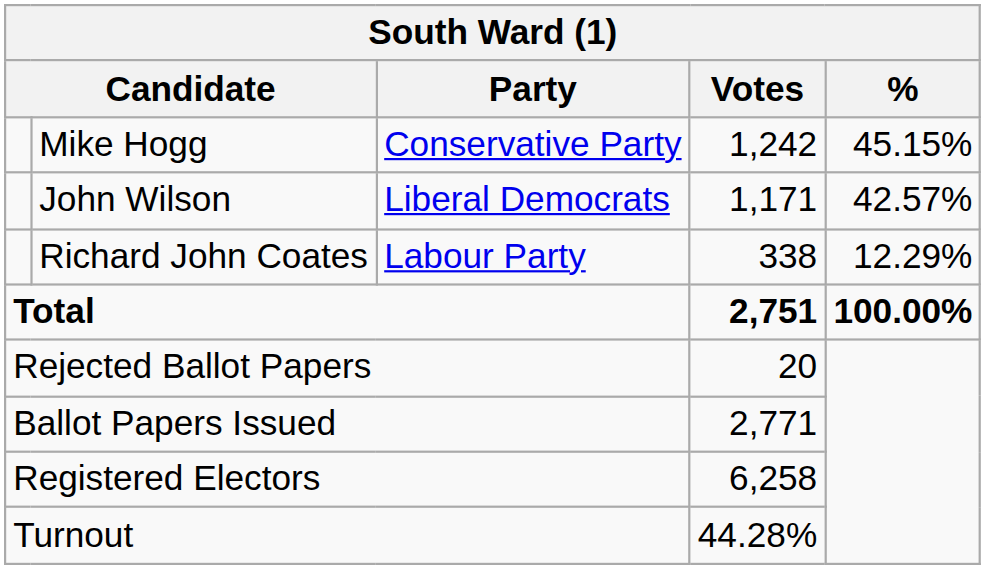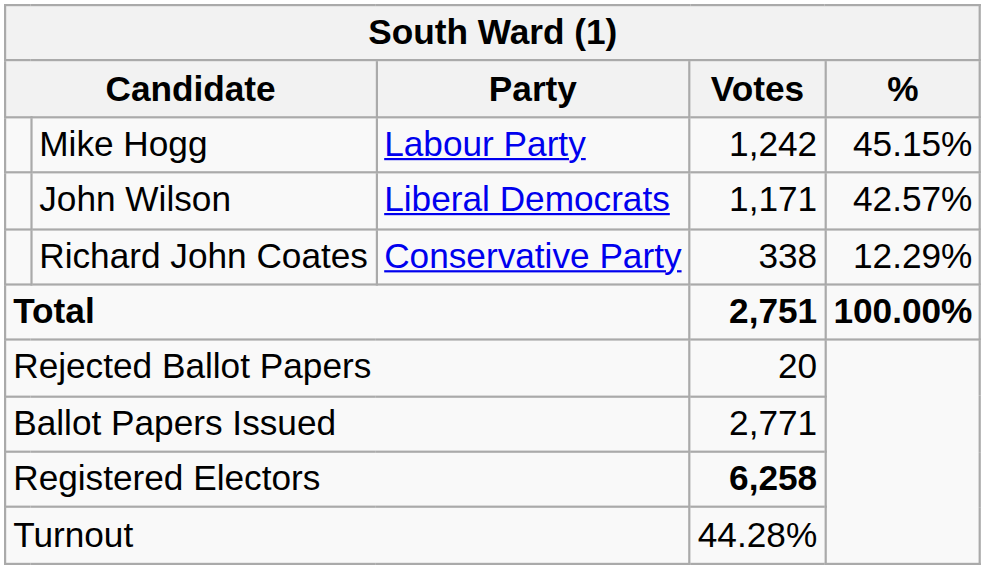(533, 144) Conservative Party -> (485, 144) Labour Party
(485, 255) Labour Party -> (533, 255) Conservative Party
(773, 479) normal -> (773, 479) bold
